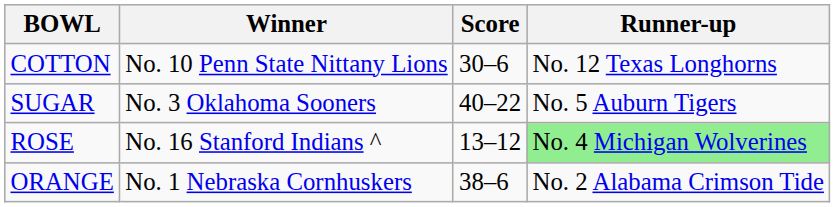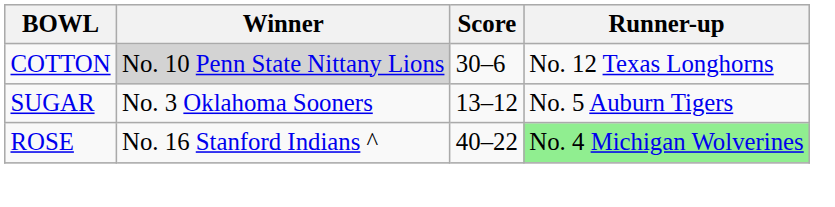(286, 63) no background -> (283, 63) lightgrey background
(490, 102) 40–22 -> (487, 102) 13–12
(490, 142) 13–12 -> (487, 142) 40–22
- row: (62, 181)
